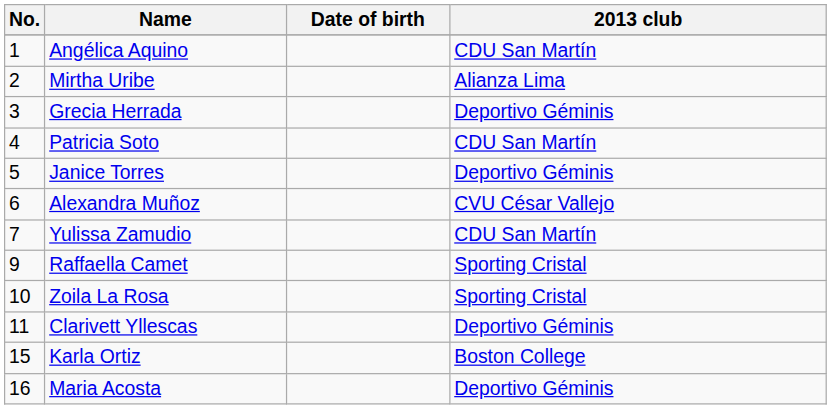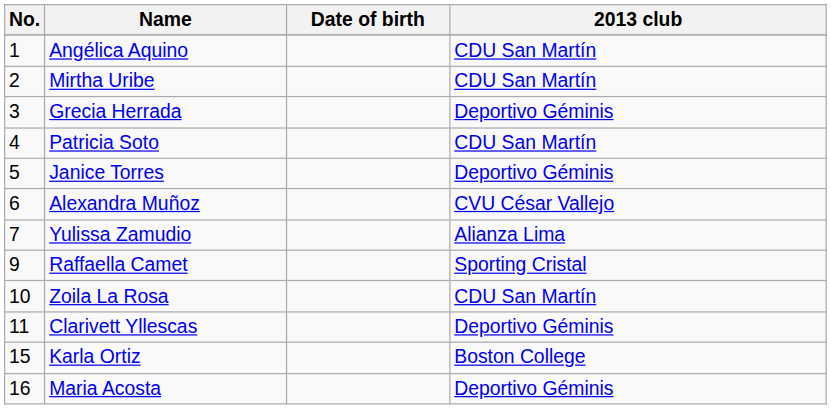(510, 81) Alianza Lima -> (525, 81) CDU San Martín
(525, 234) CDU San Martín -> (510, 234) Alianza Lima
(520, 296) Sporting Cristal -> (525, 296) CDU San Martín
